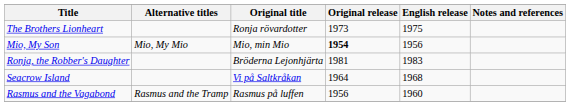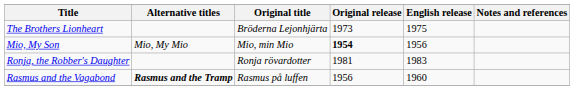(270, 28) Ronja rövardotter -> (282, 28) Bröderna Lejonhjärta
(278, 61) Bröderna Lejonhjärta -> (274, 61) Ronja rövardotter
- row: (38, 77)
(181, 93) normal -> (183, 77) bold
